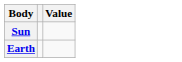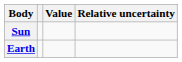+ column: (126, 13)
